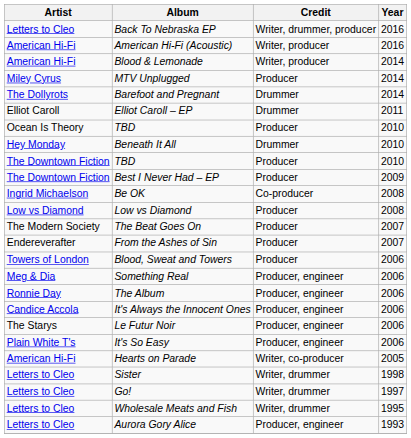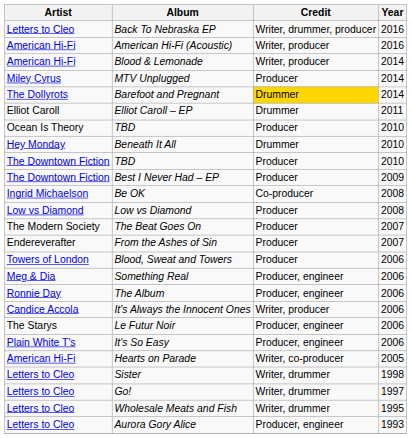(277, 95) no background -> (277, 95) gold background
(299, 309) Producer, engineer -> (292, 309) Writer, producer
